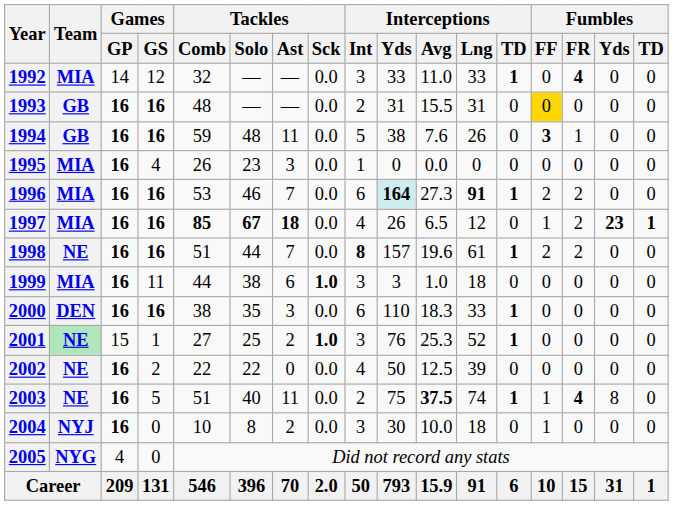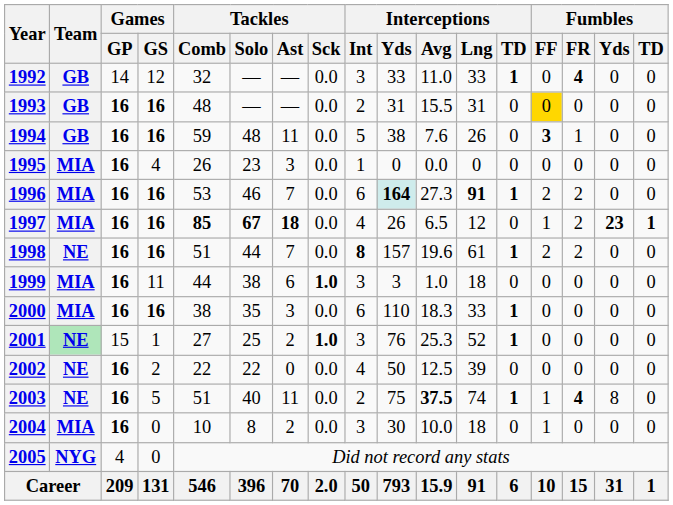(76, 77) MIA -> (76, 77) GB
(76, 310) DEN -> (76, 310) MIA
(76, 427) NYJ -> (76, 427) MIA
